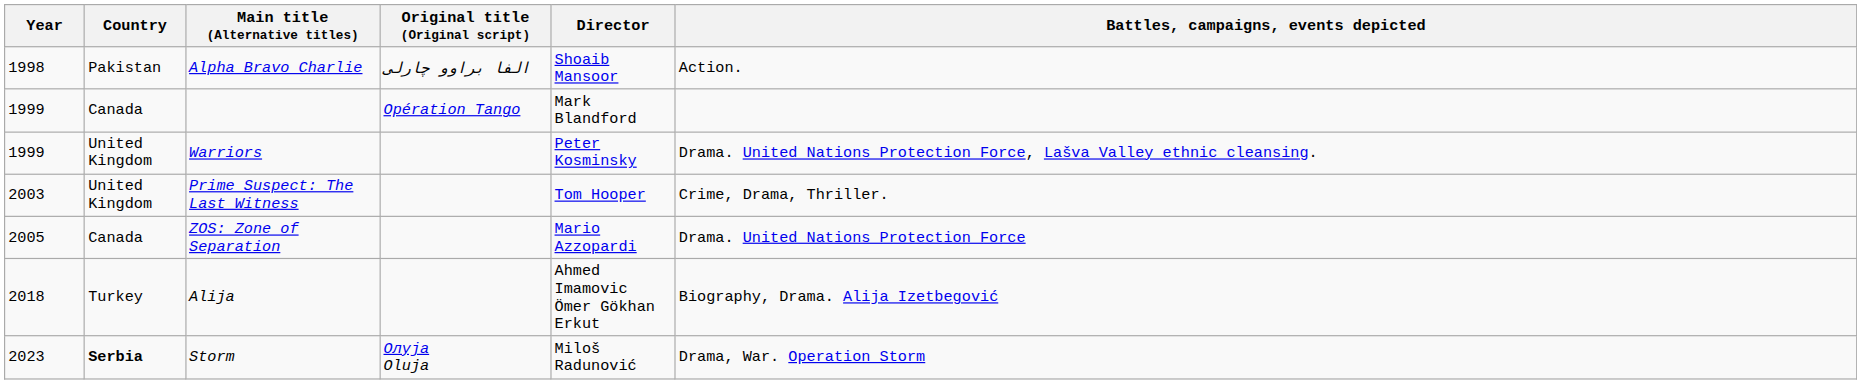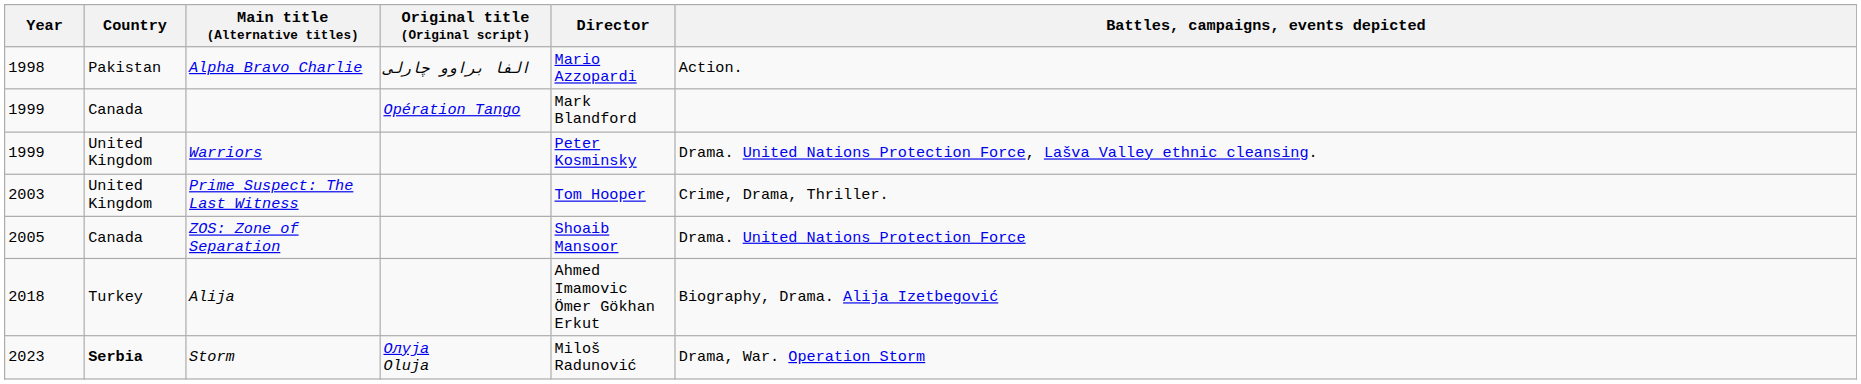(586, 68) Shoaib Mansoor -> (596, 68) Mario Azzopardi
(596, 237) Mario Azzopardi -> (586, 237) Shoaib Mansoor
